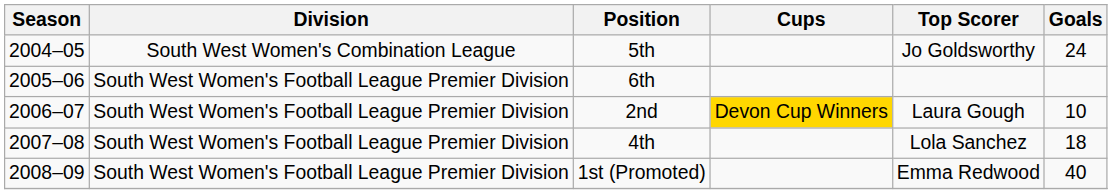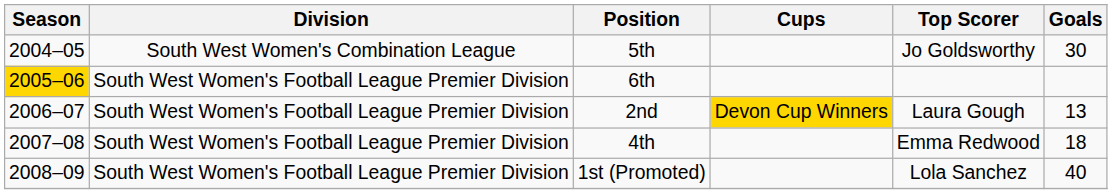(1076, 50) 24 -> (1076, 50) 30
(47, 81) no background -> (47, 81) gold background
(1076, 111) 10 -> (1076, 111) 13
(968, 142) Lola Sanchez -> (968, 142) Emma Redwood
(968, 173) Emma Redwood -> (968, 173) Lola Sanchez
